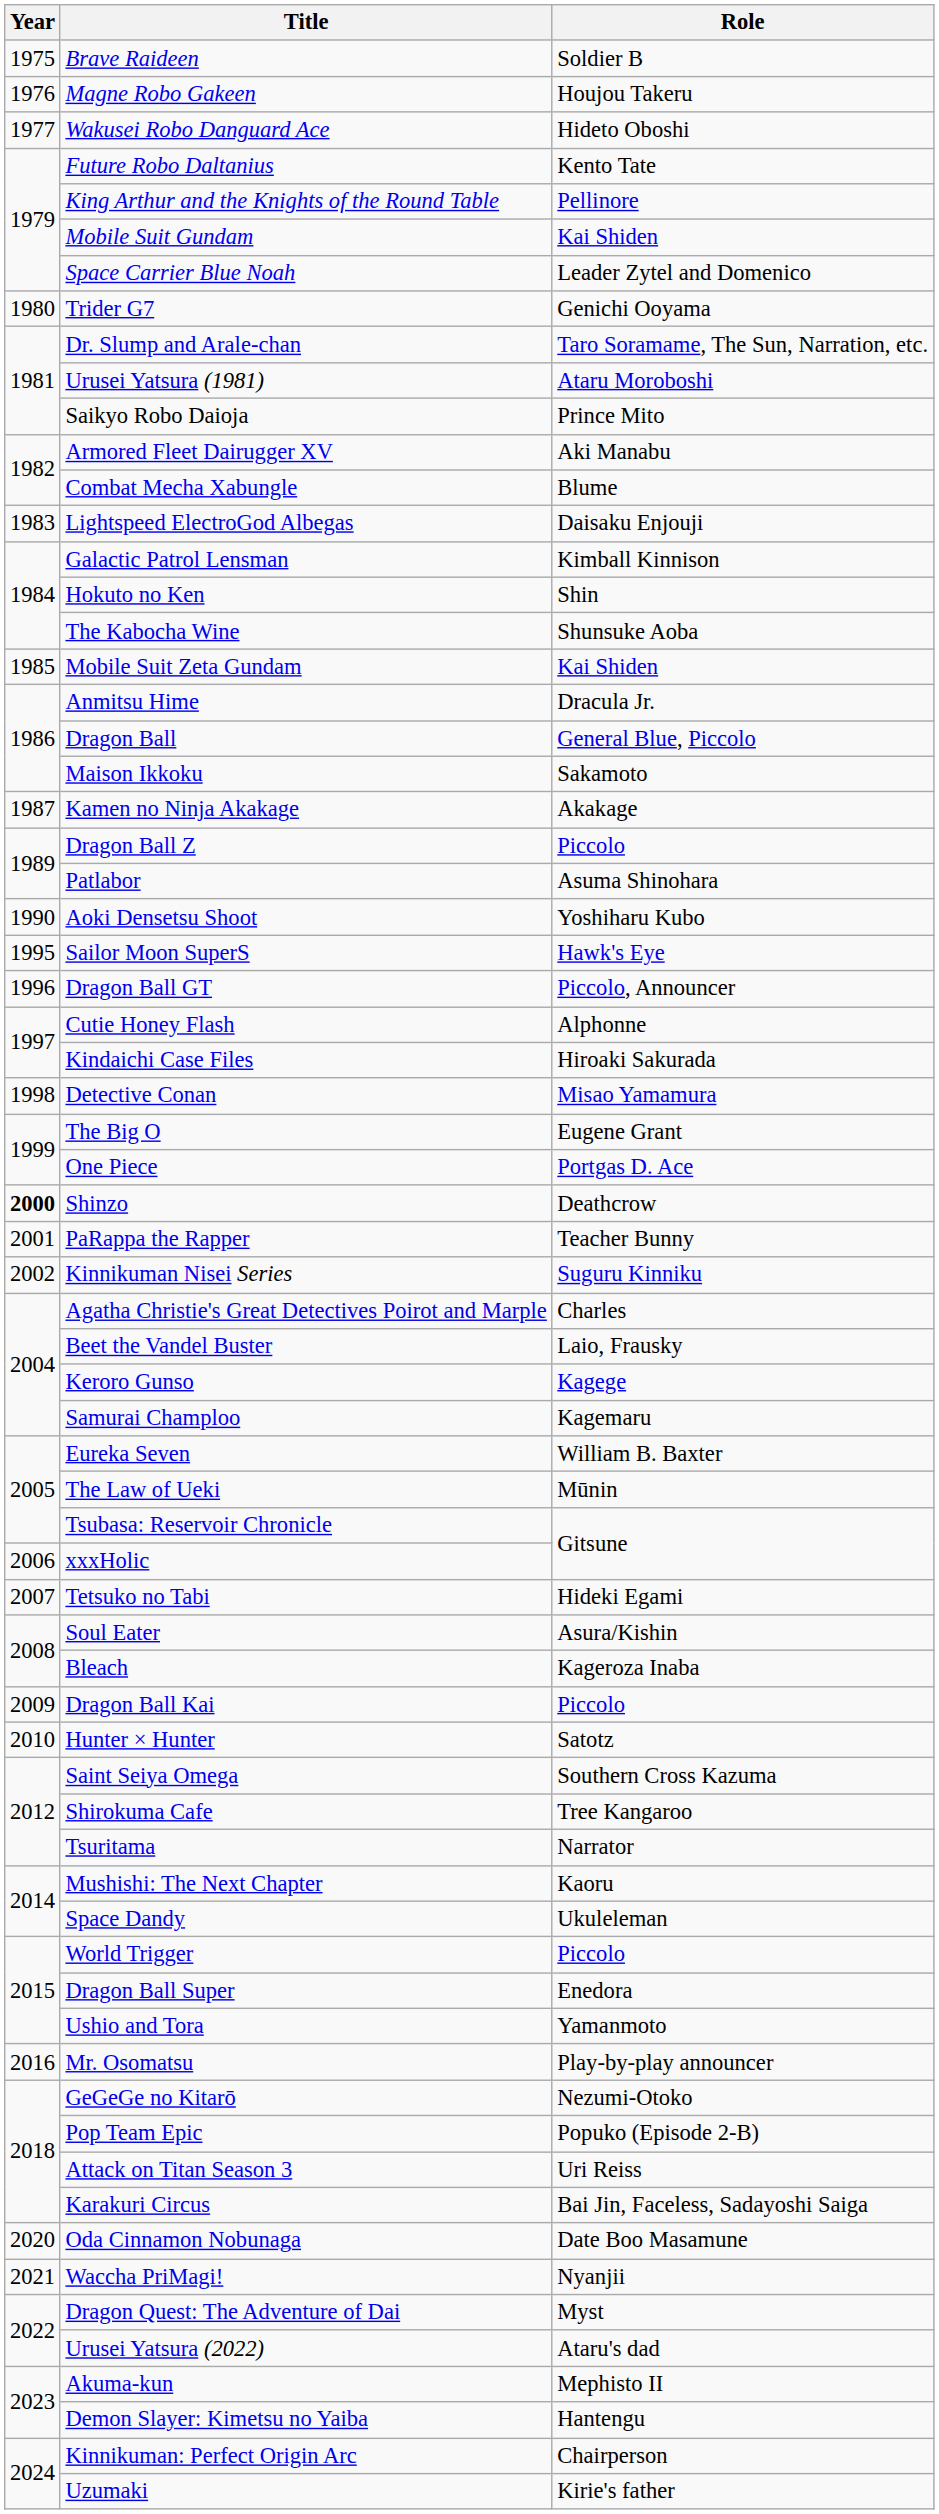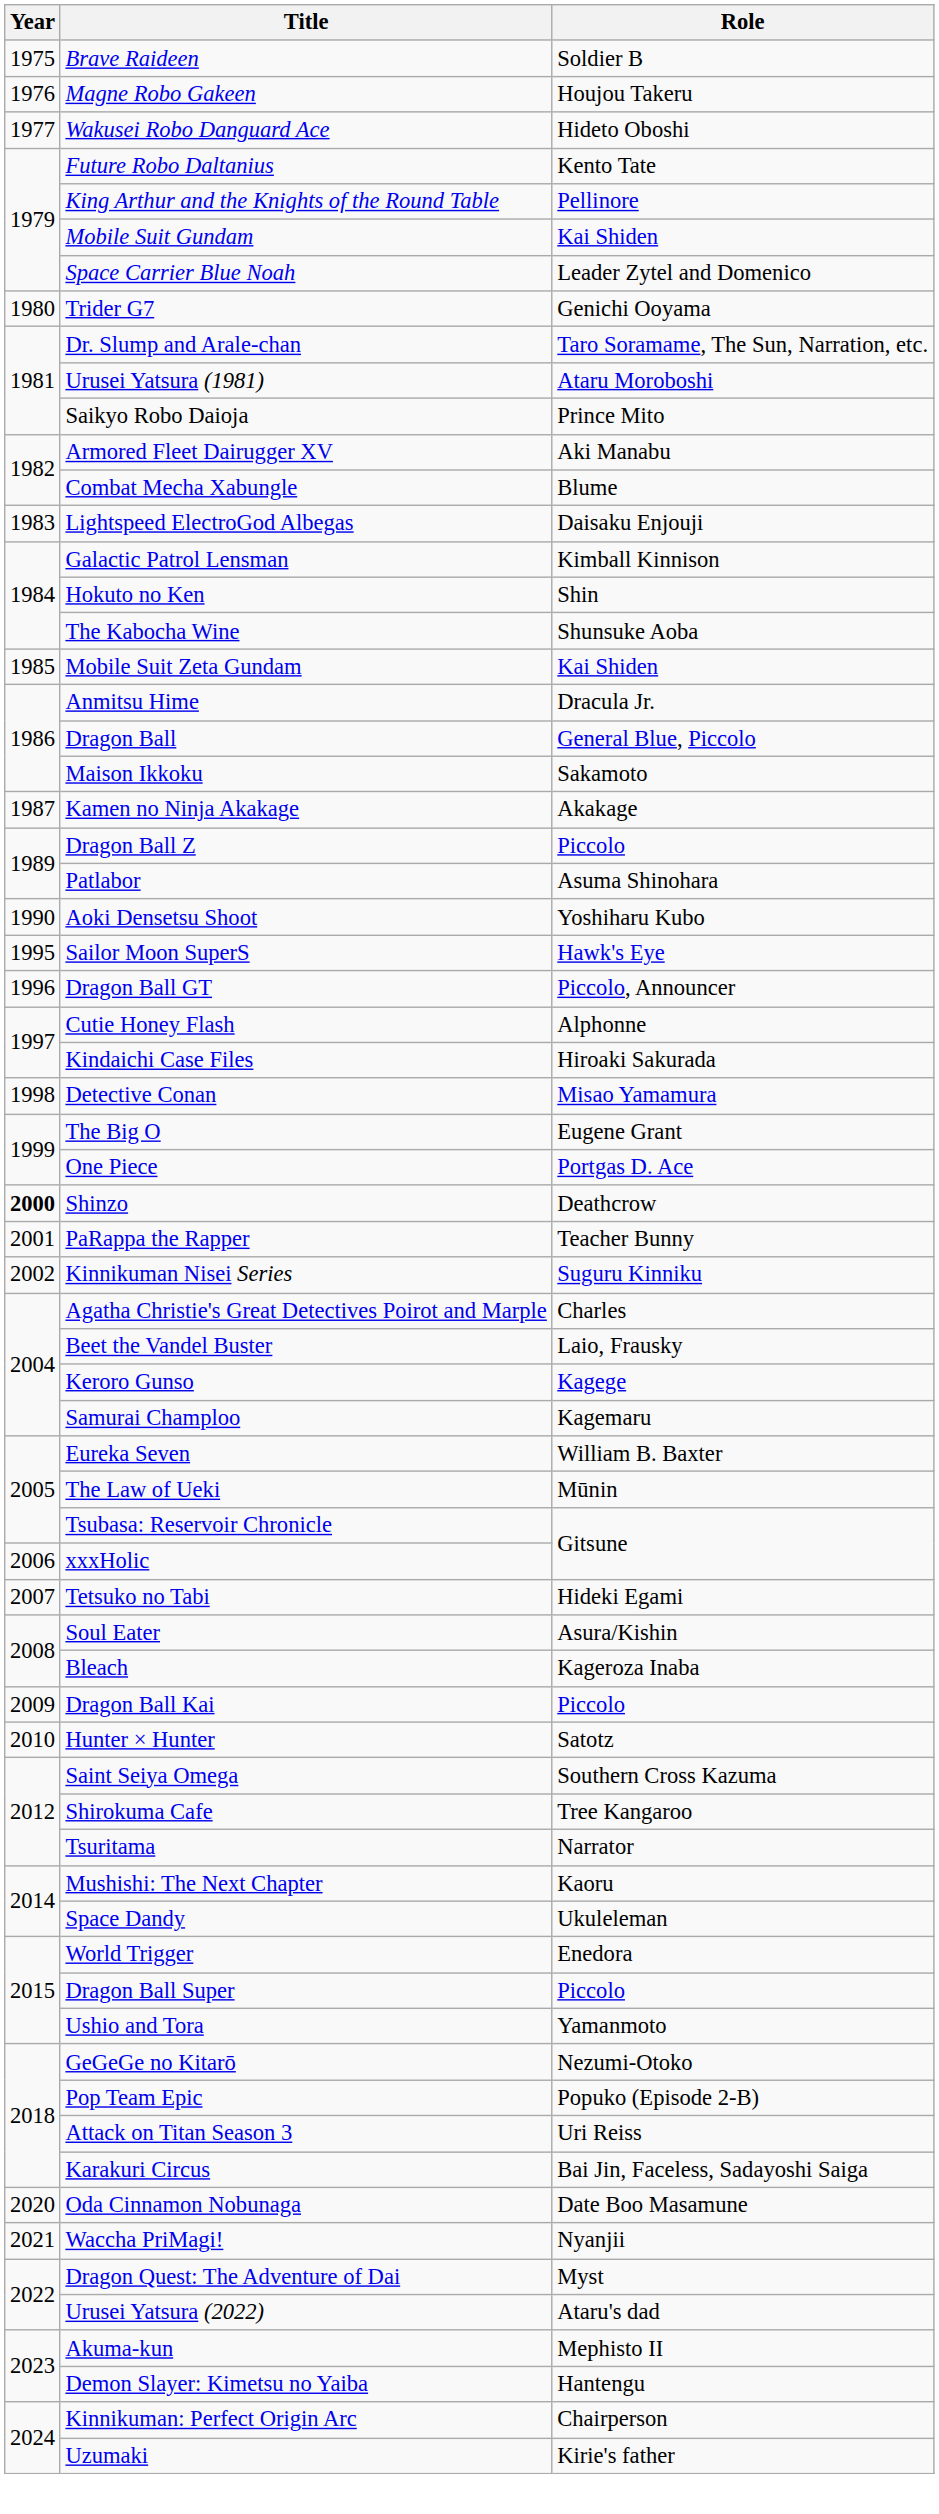(591, 1954) Piccolo -> (595, 1954) Enedora
(595, 1990) Enedora -> (591, 1990) Piccolo
- row: (129, 2061)
